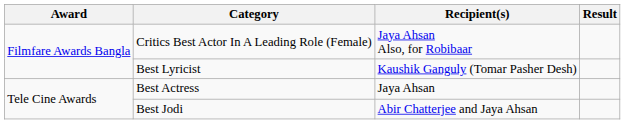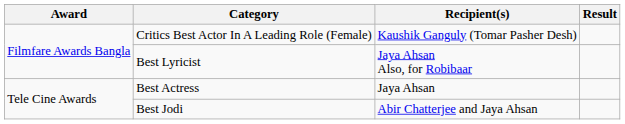(425, 41) Jaya Ahsan Also, for Robibaar -> (477, 34) Kaushik Ganguly (Tomar Pasher Desh)
(477, 68) Kaushik Ganguly (Tomar Pasher Desh) -> (425, 61) Jaya Ahsan Also, for Robibaar
